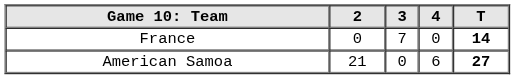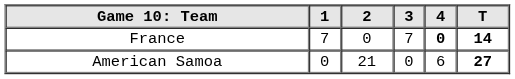+ column: (325, 16)
(436, 39) normal -> (441, 39) bold
